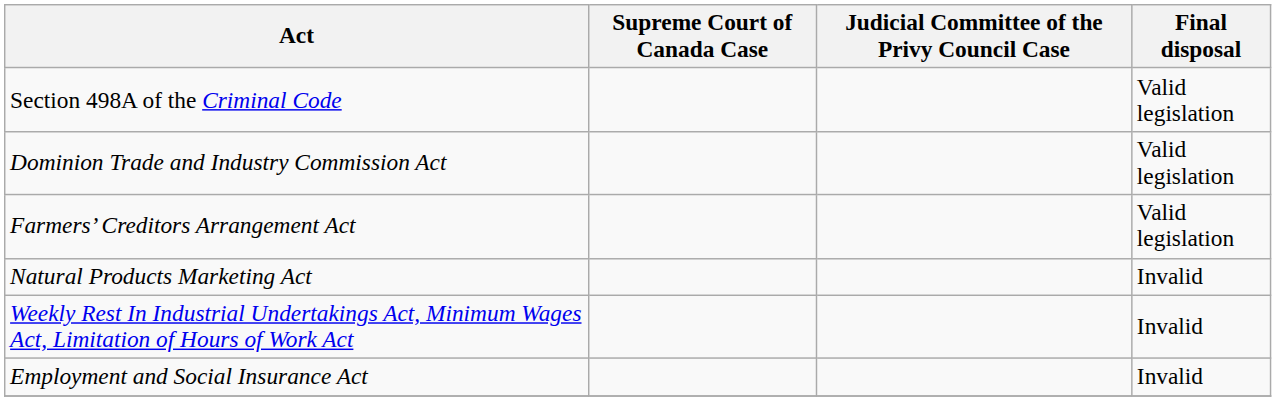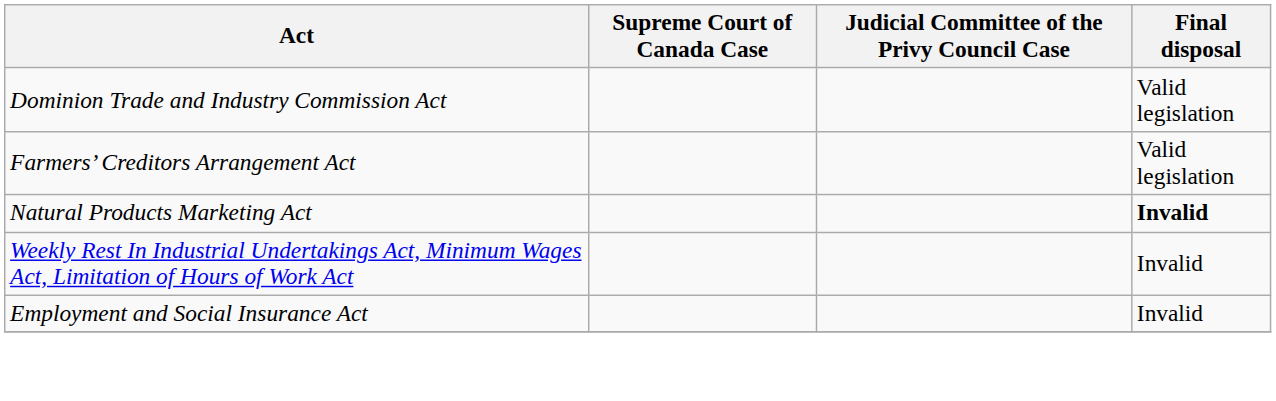- row: (176, 99)
(1170, 276) normal -> (1173, 213) bold
